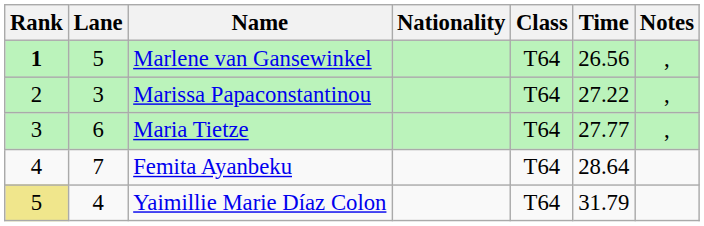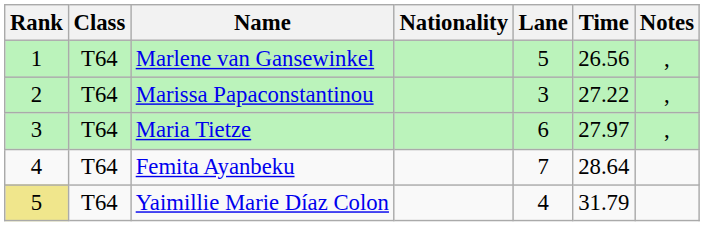columns swapped: (98, 22) <-> (542, 22)
(36, 58) bold -> (36, 58) normal
(604, 130) 27.77 -> (604, 130) 27.97
